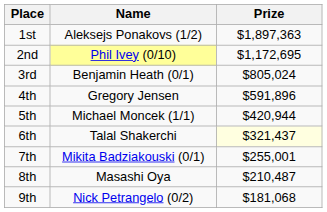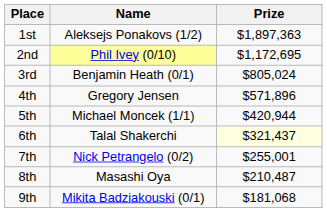(269, 95) $591,896 -> (269, 95) $571,896
(133, 156) Mikita Badziakouski (0/1) -> (133, 156) Nick Petrangelo (0/2)
(133, 197) Nick Petrangelo (0/2) -> (133, 197) Mikita Badziakouski (0/1)
